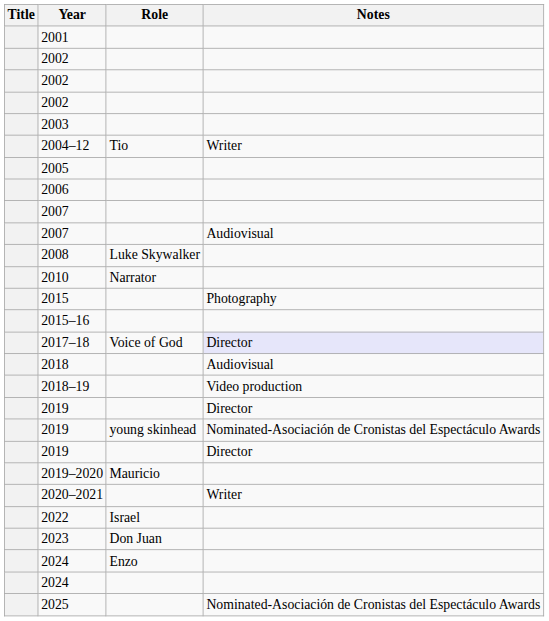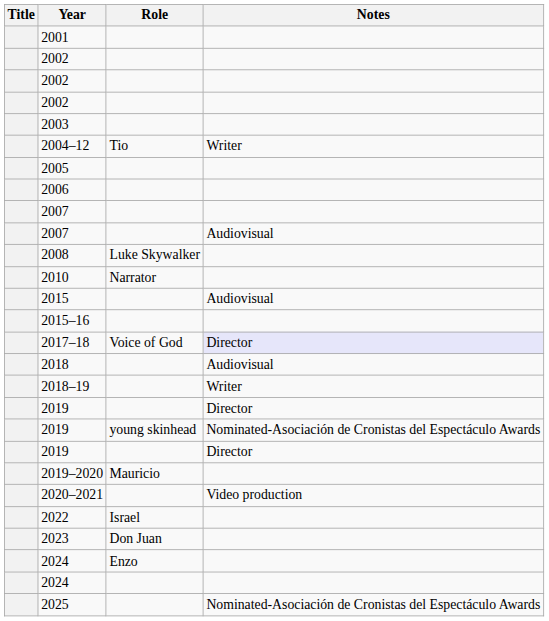(242, 299) Photography -> (240, 299) Audiovisual
(254, 386) Video production -> (224, 386) Writer
(224, 495) Writer -> (254, 495) Video production
